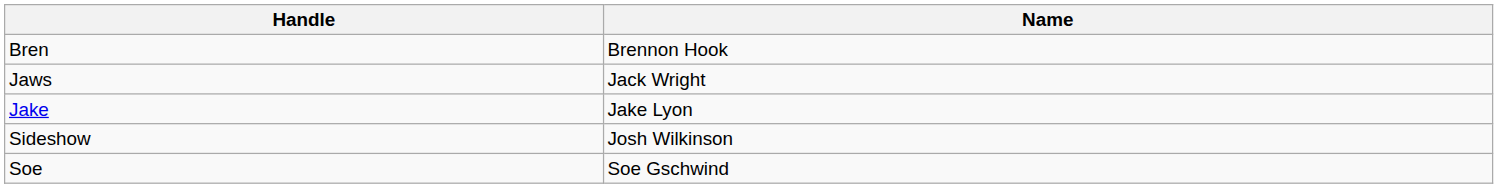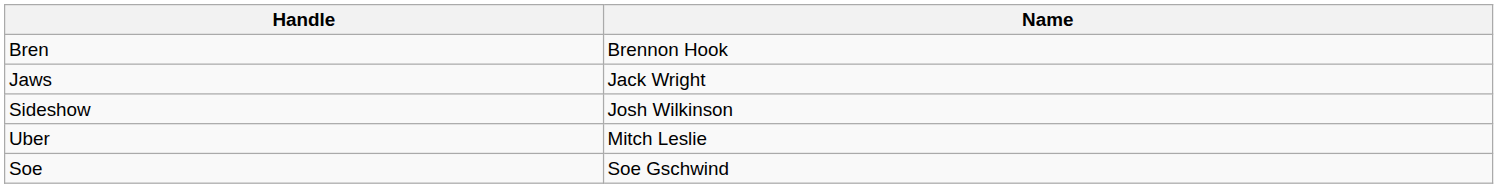- row: (29, 109)
+ row: (29, 139)
